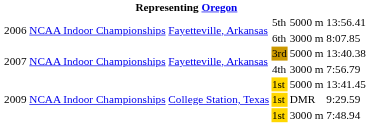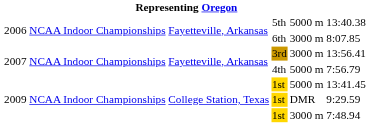(346, 22) 13:56.41 -> (346, 22) 13:40.38
(307, 53) 5000 m -> (307, 53) 3000 m
(346, 53) 13:40.38 -> (346, 53) 13:56.41
(307, 69) 3000 m -> (307, 69) 5000 m
